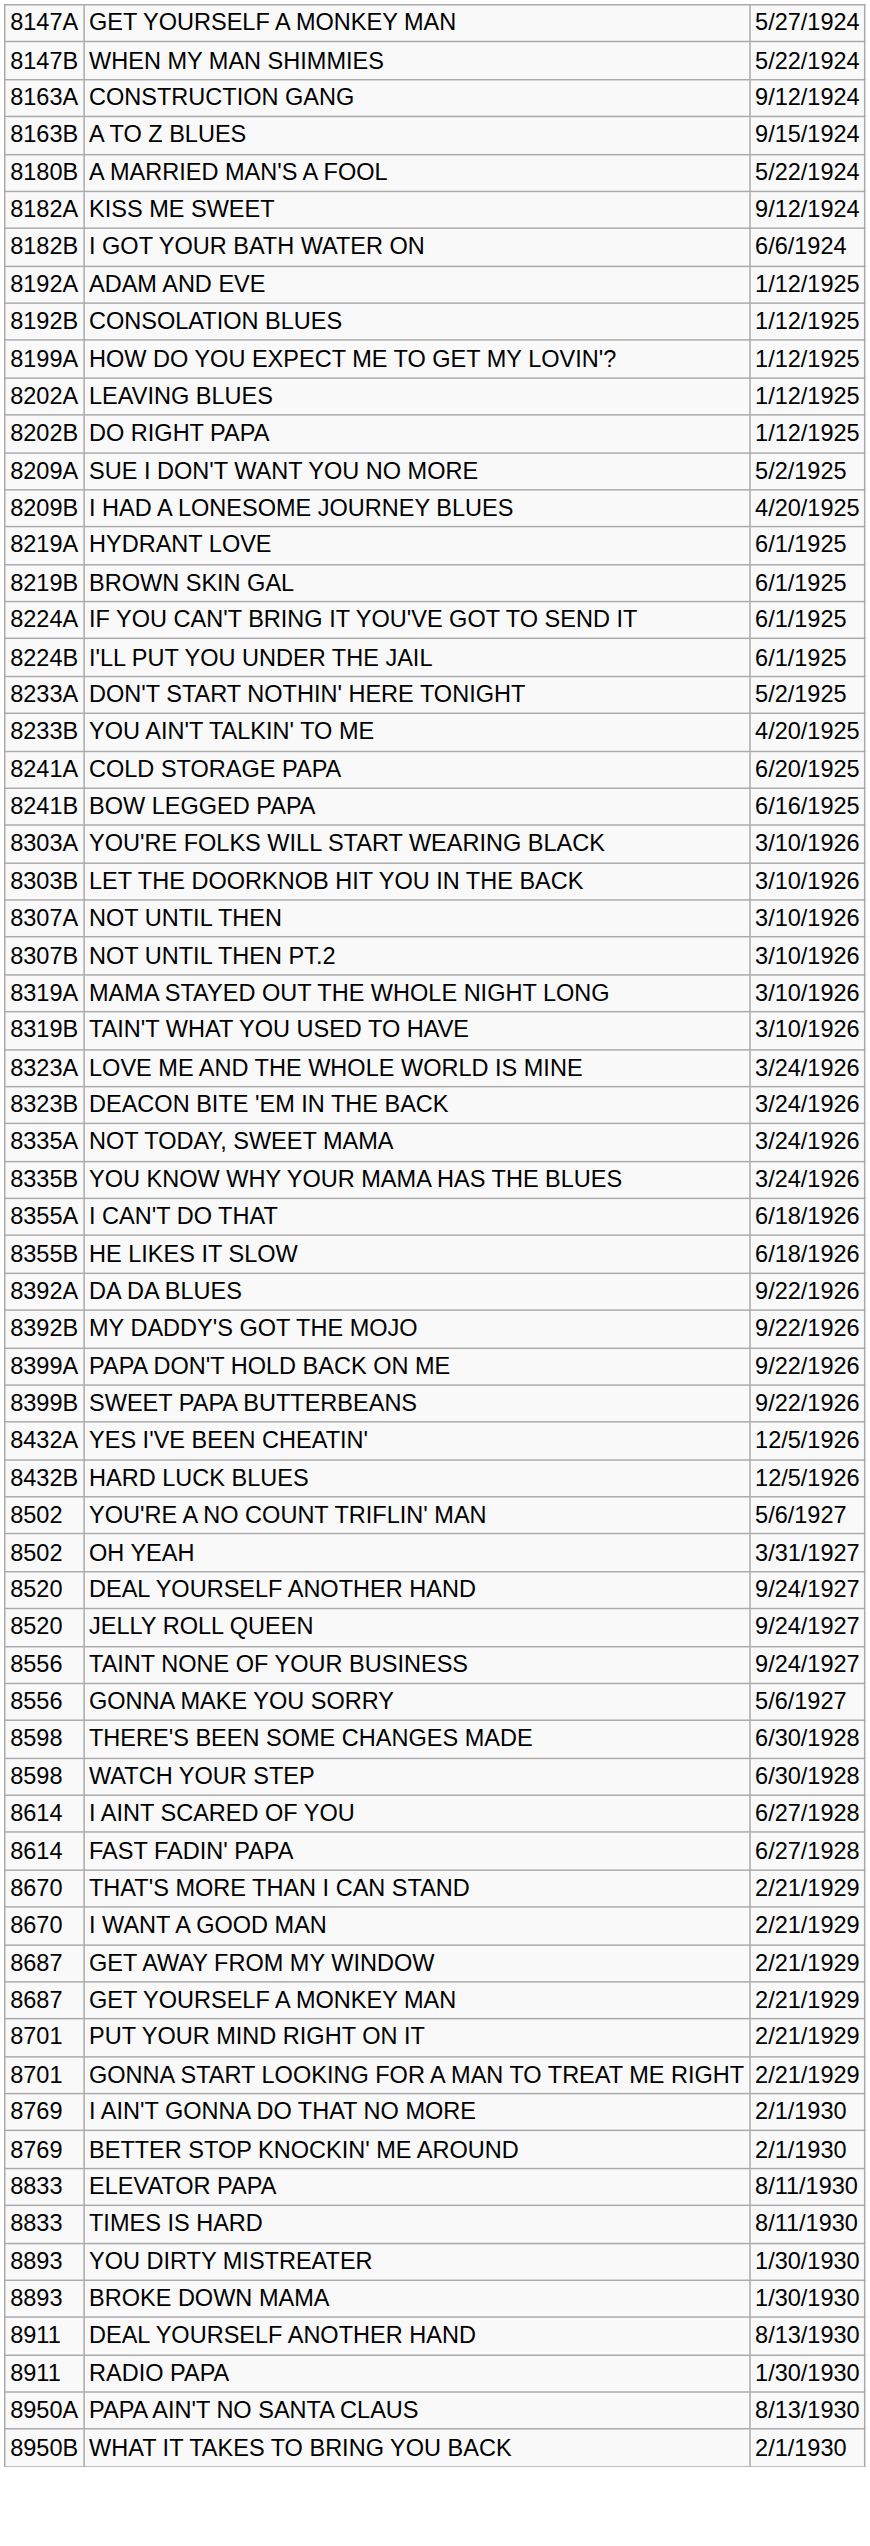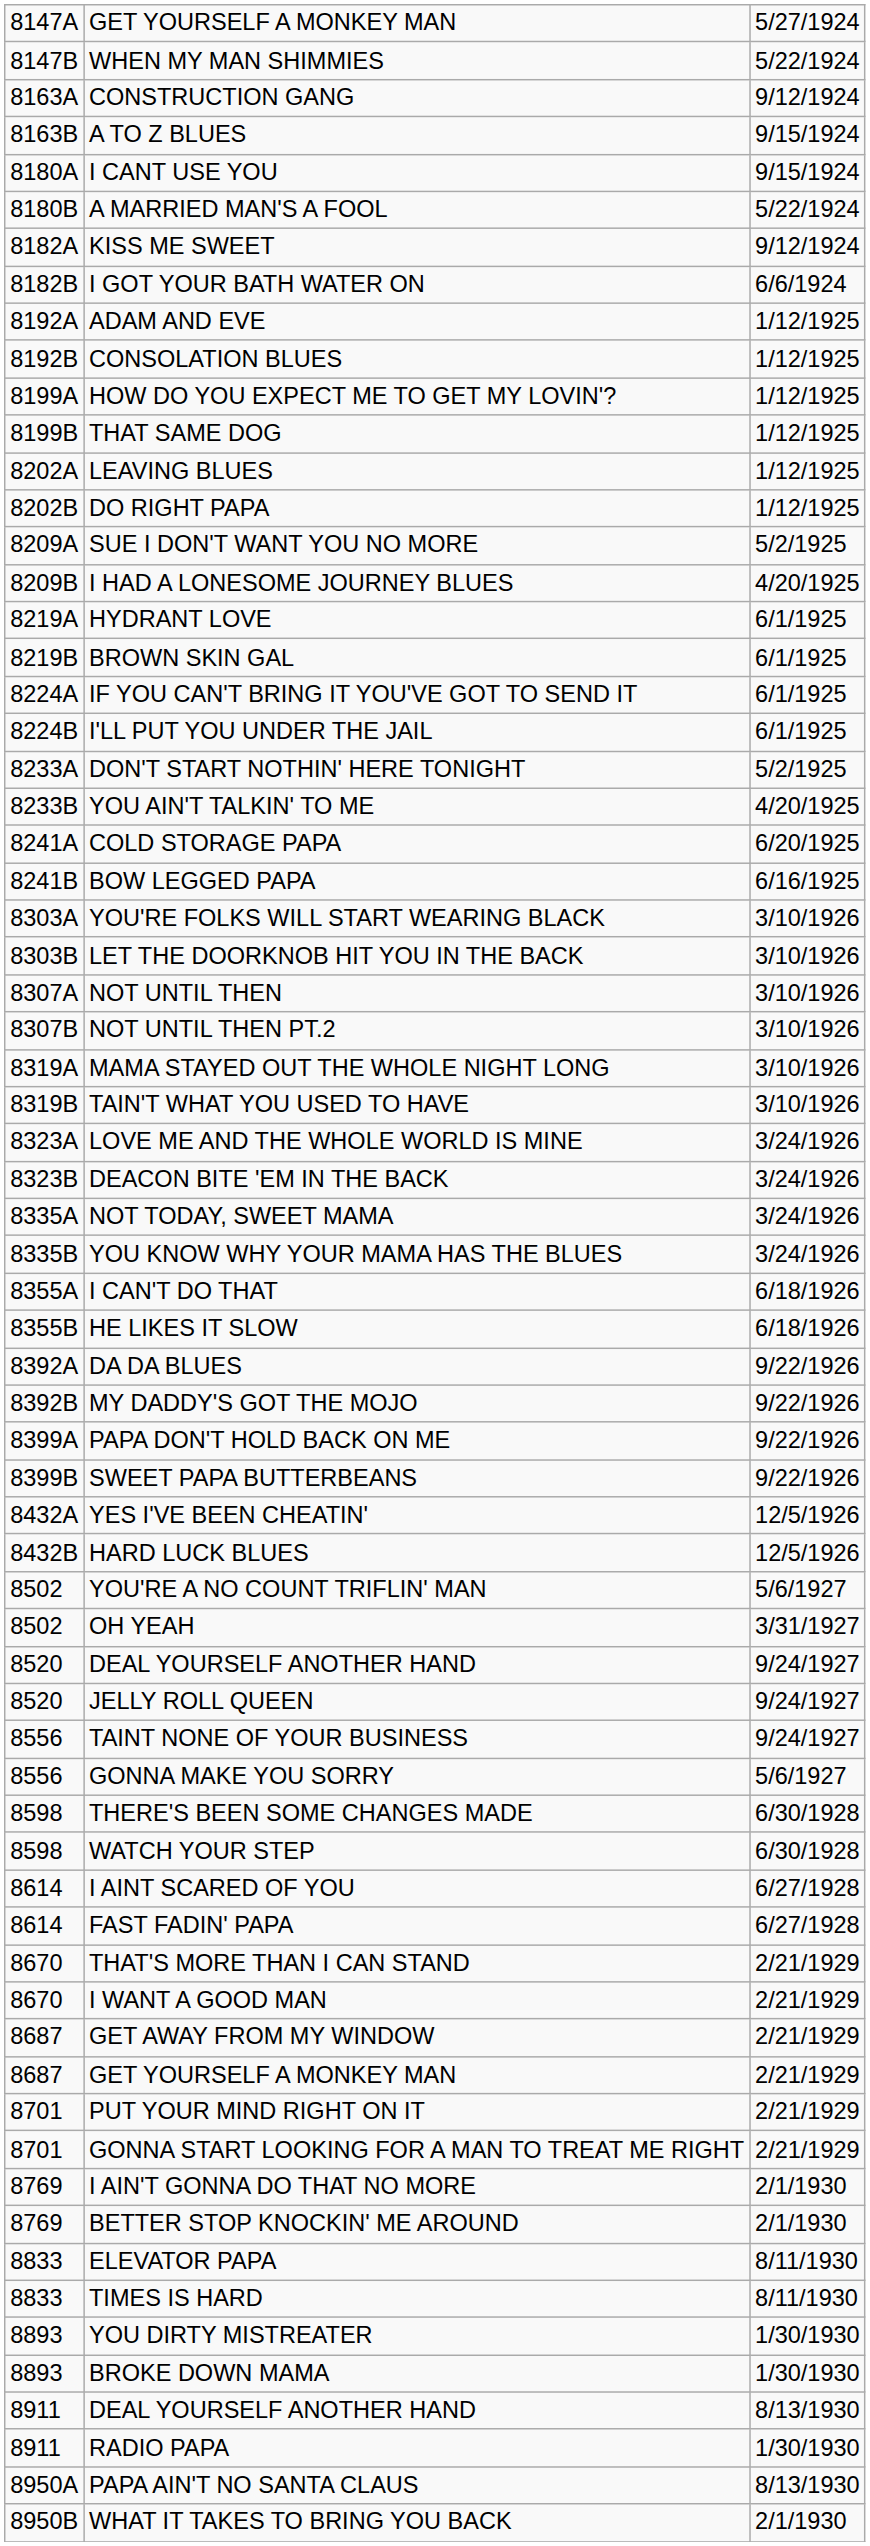+ row: (44, 172)
+ row: (44, 433)
